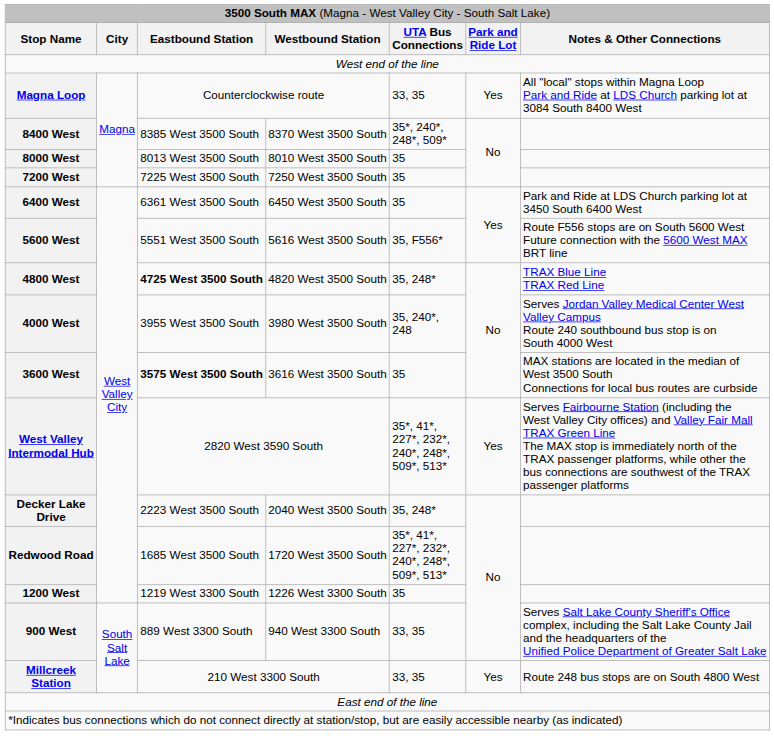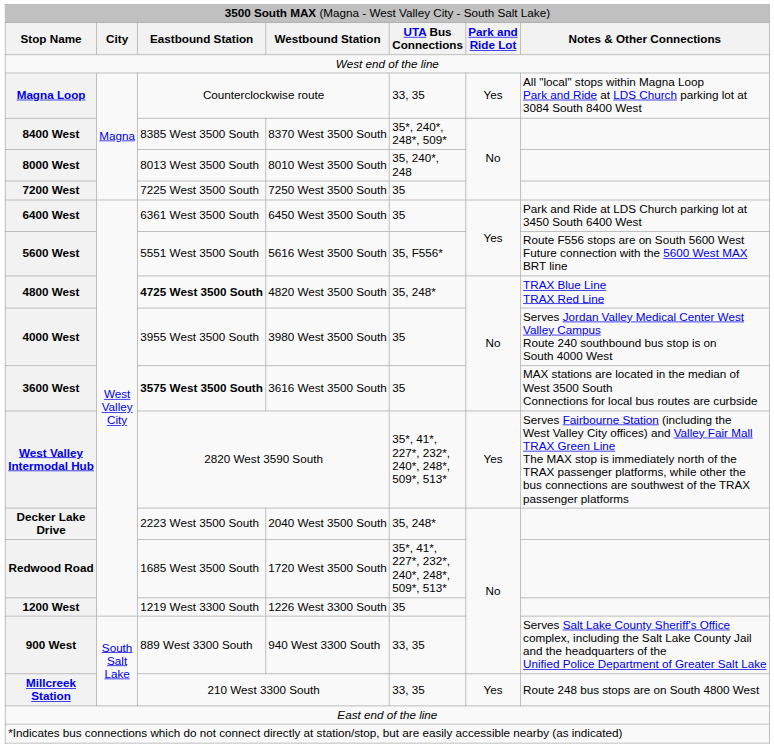(399, 158) 35 -> (416, 165) 35, 240*, 248
(416, 323) 35, 240*, 248 -> (399, 336) 35
